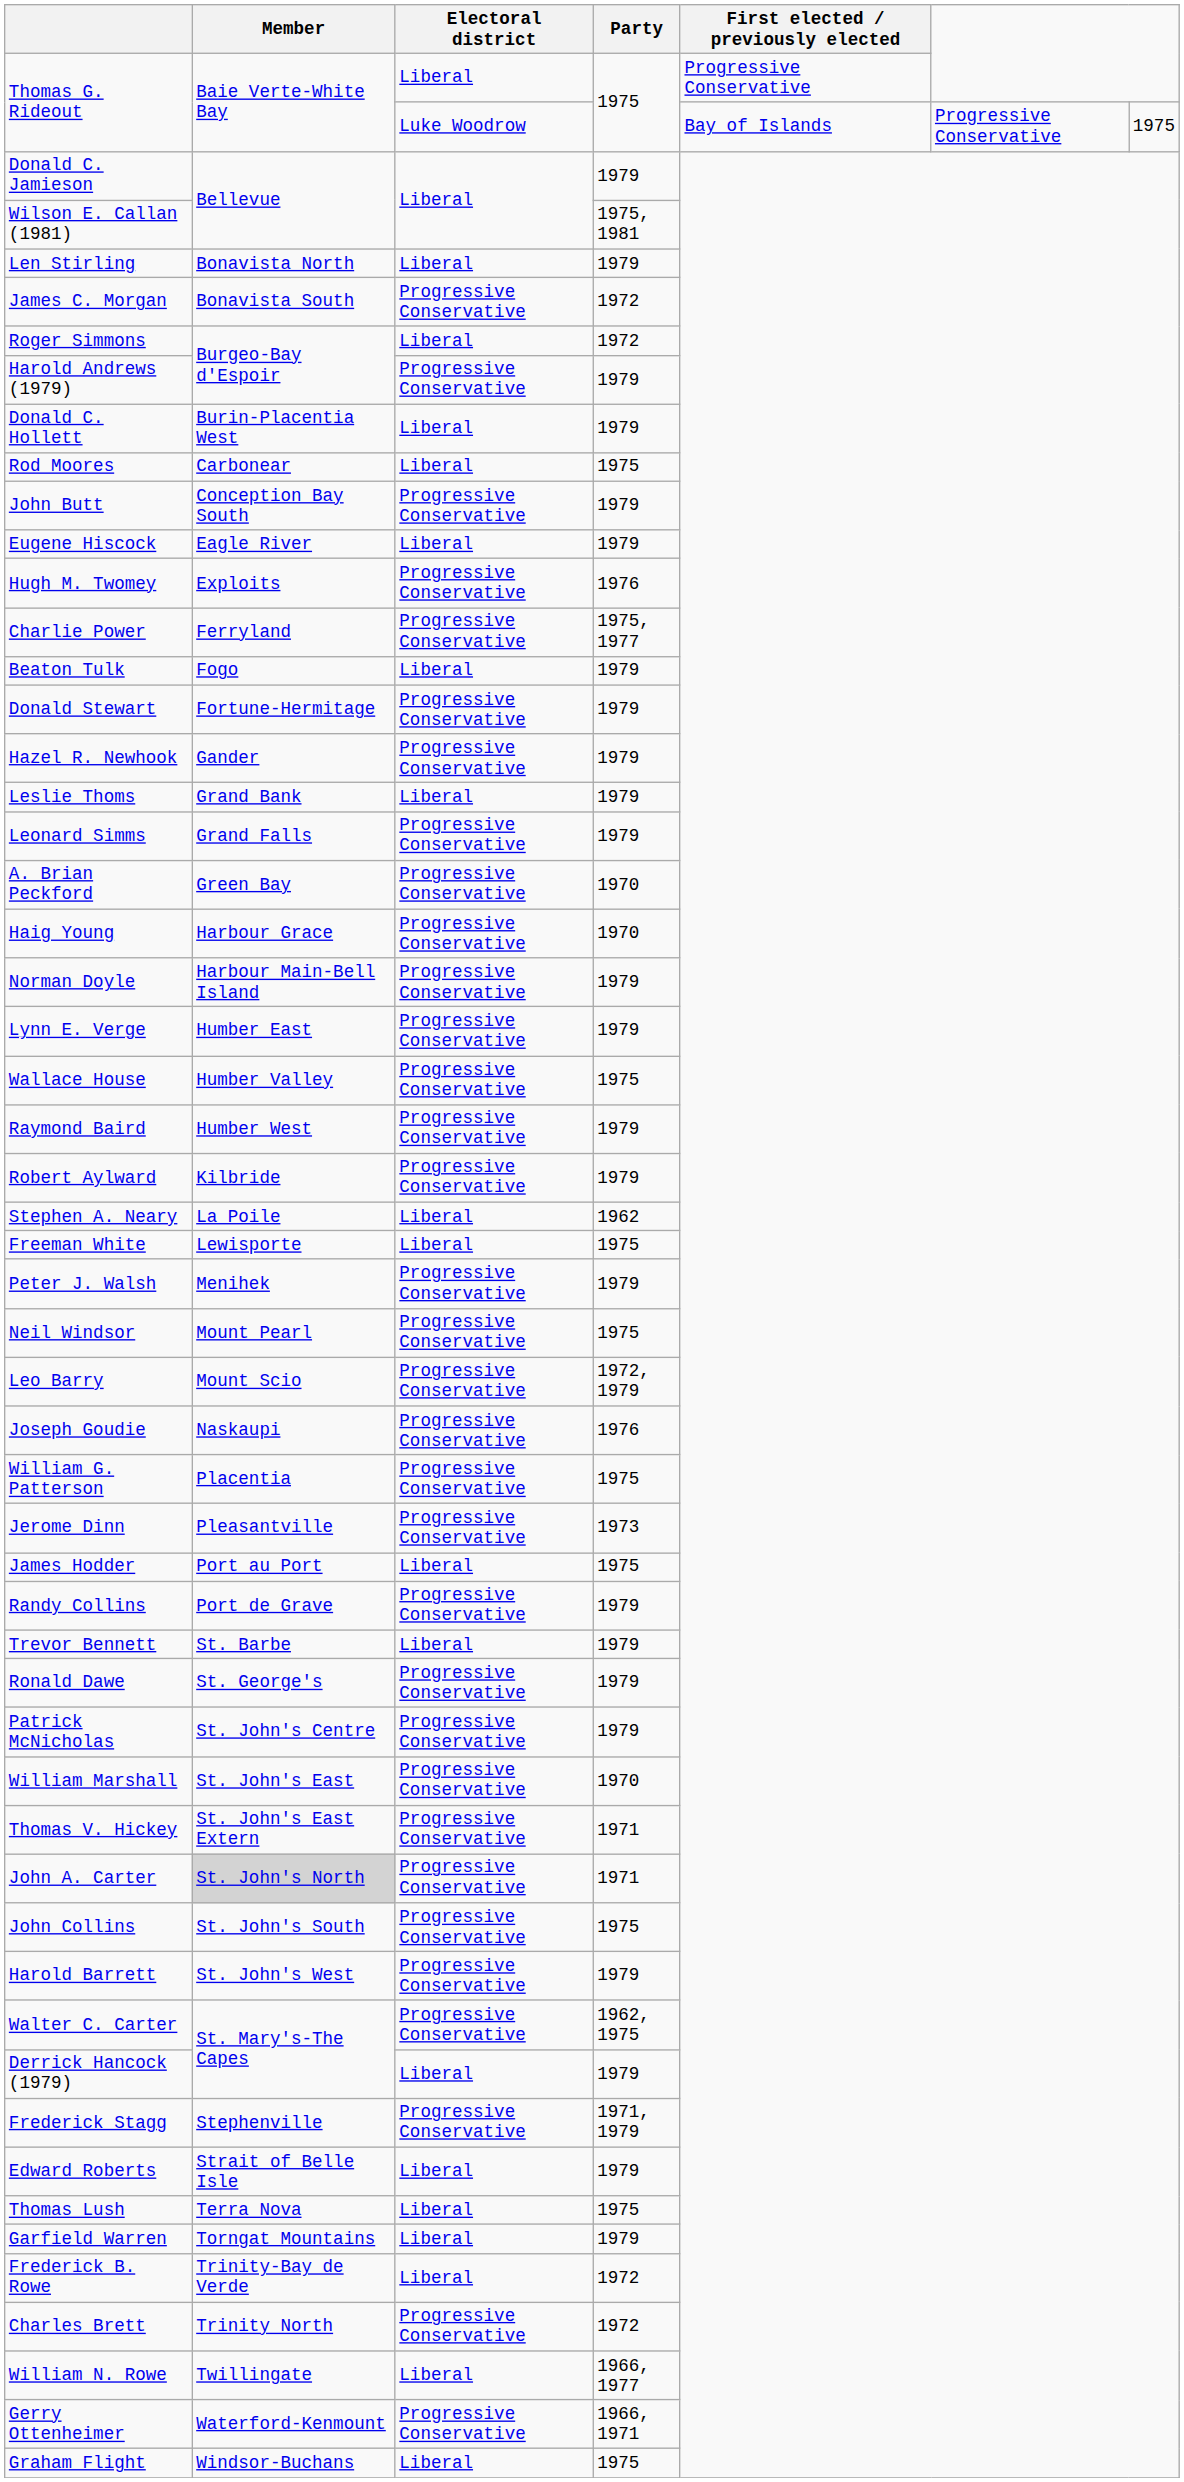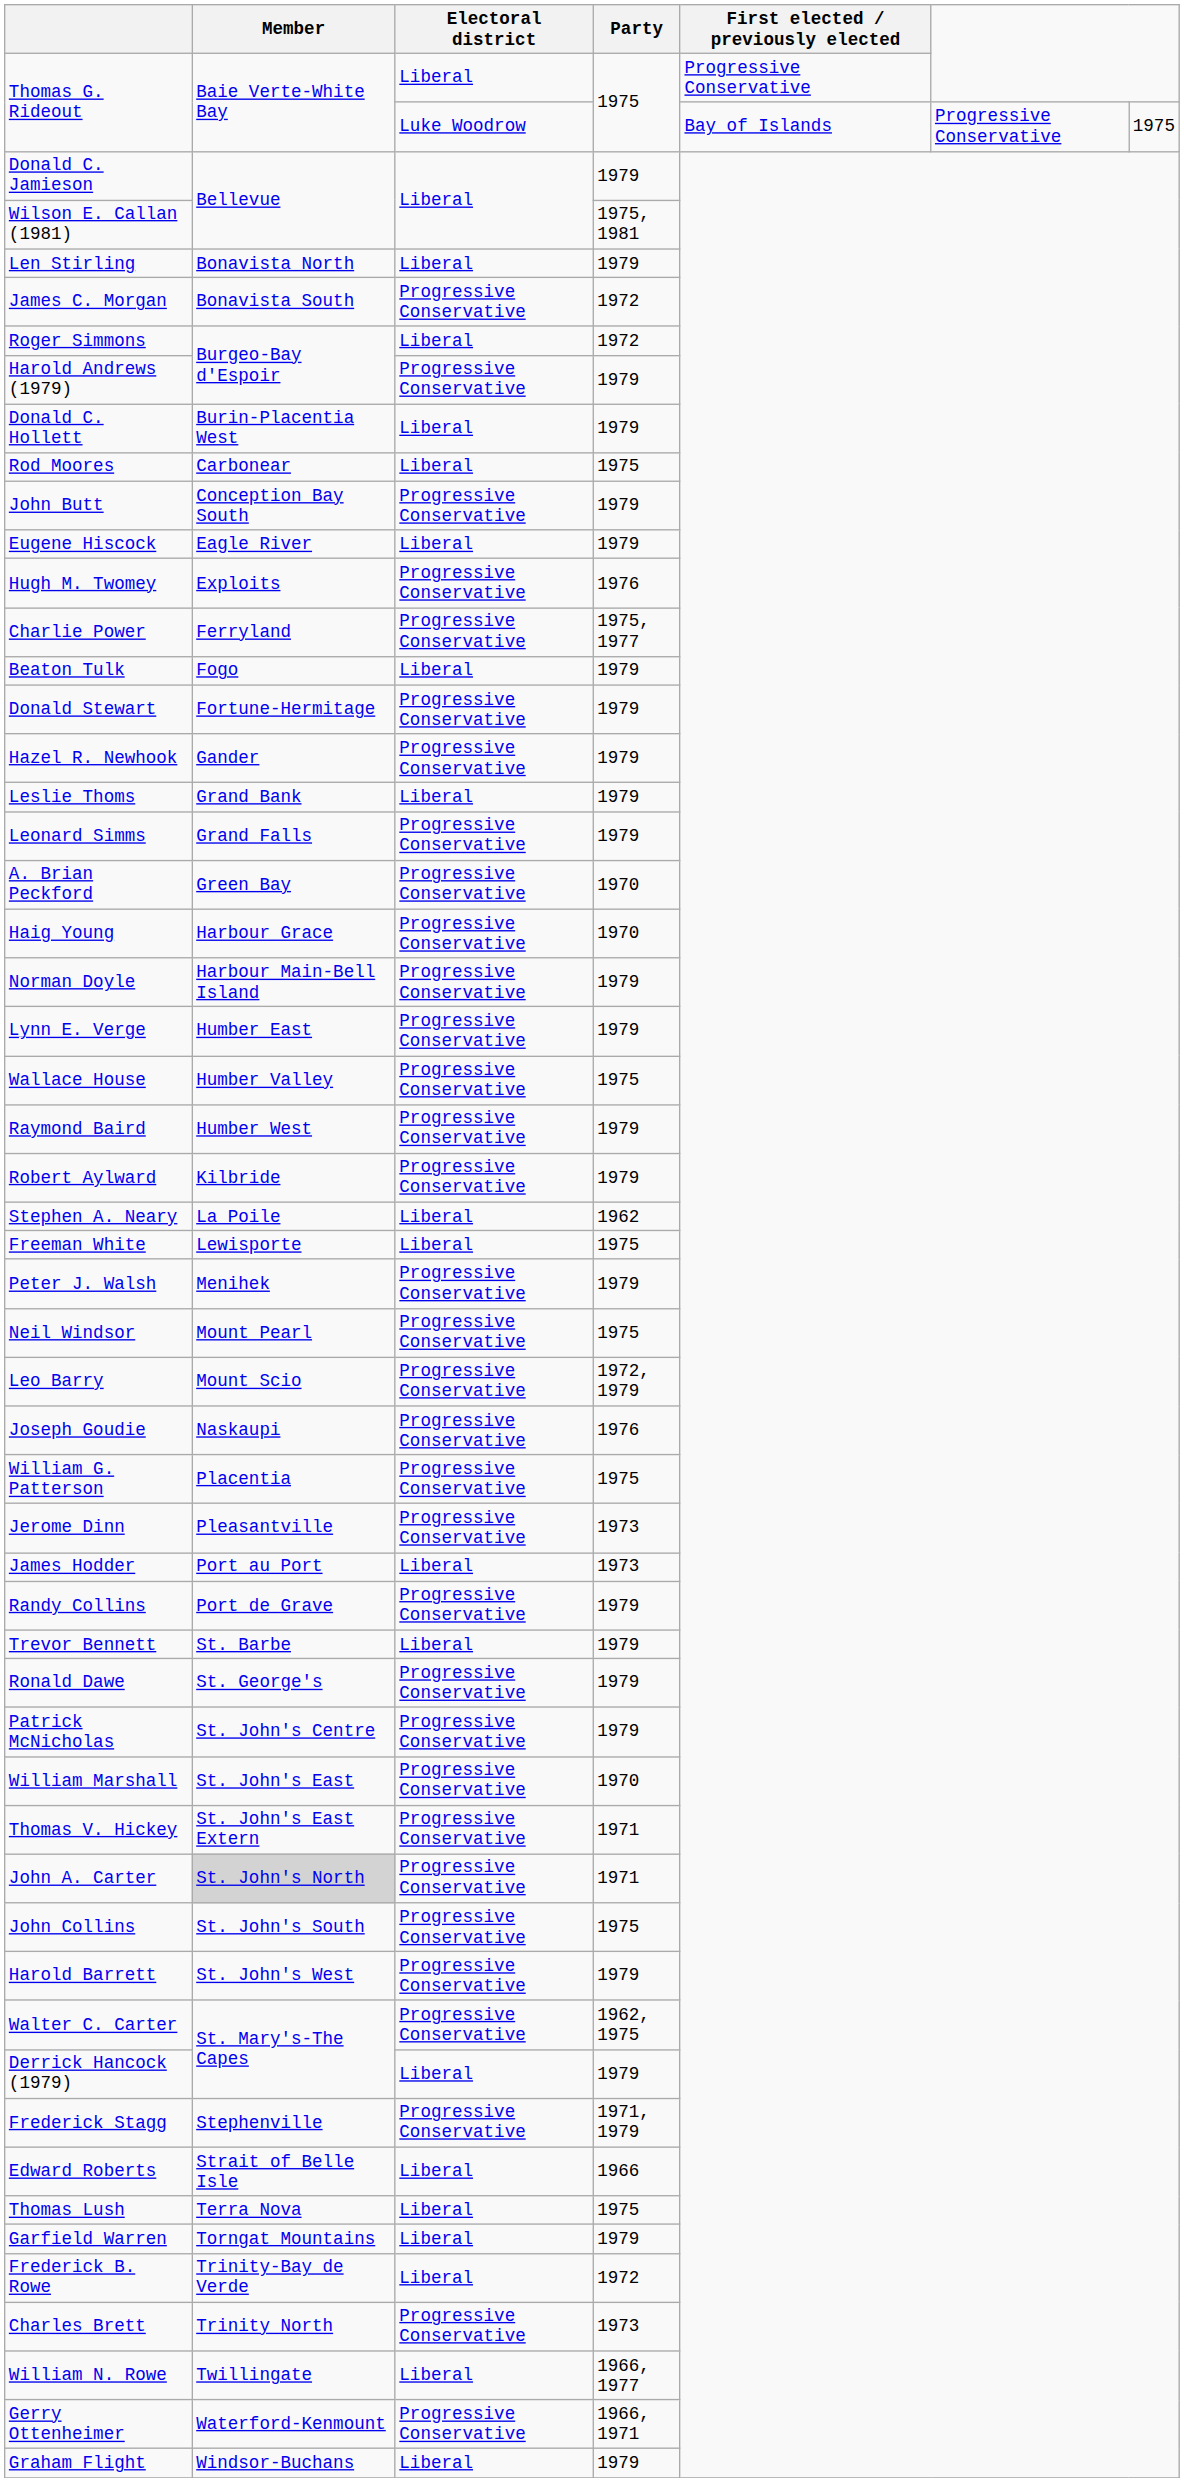(618, 1567) 1975 -> (618, 1567) 1973
(618, 2172) 1979 -> (618, 2172) 1966
(618, 2326) 1972 -> (618, 2326) 1973
(618, 2463) 1975 -> (618, 2463) 1979
